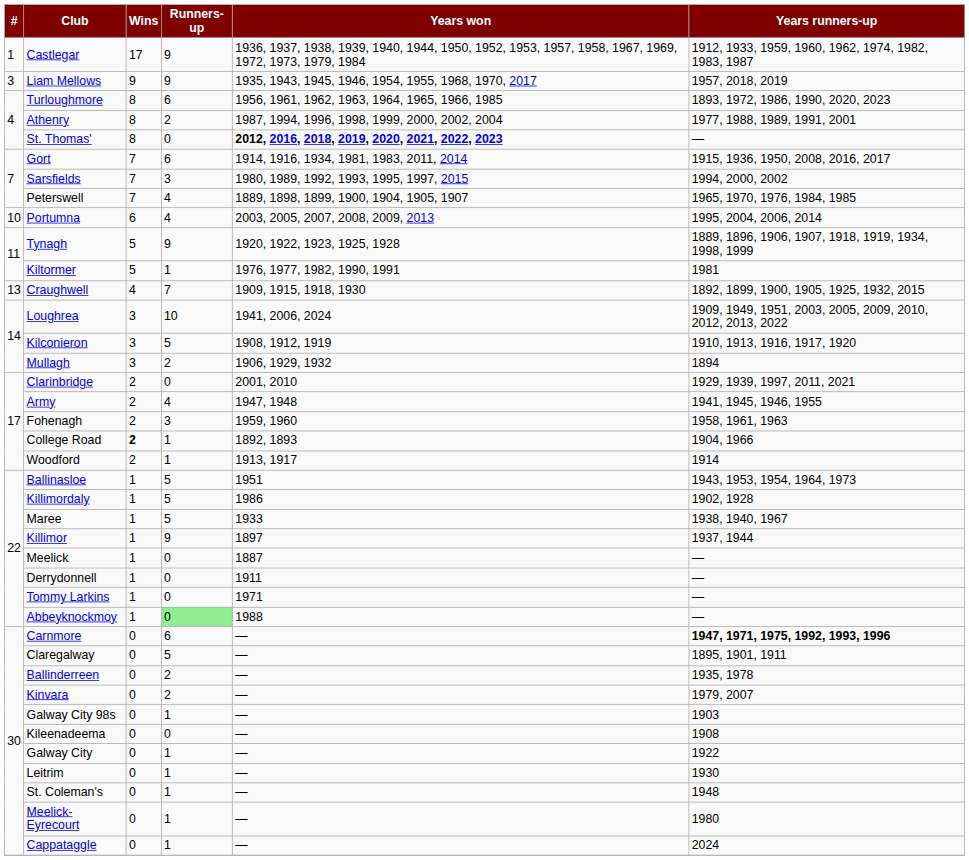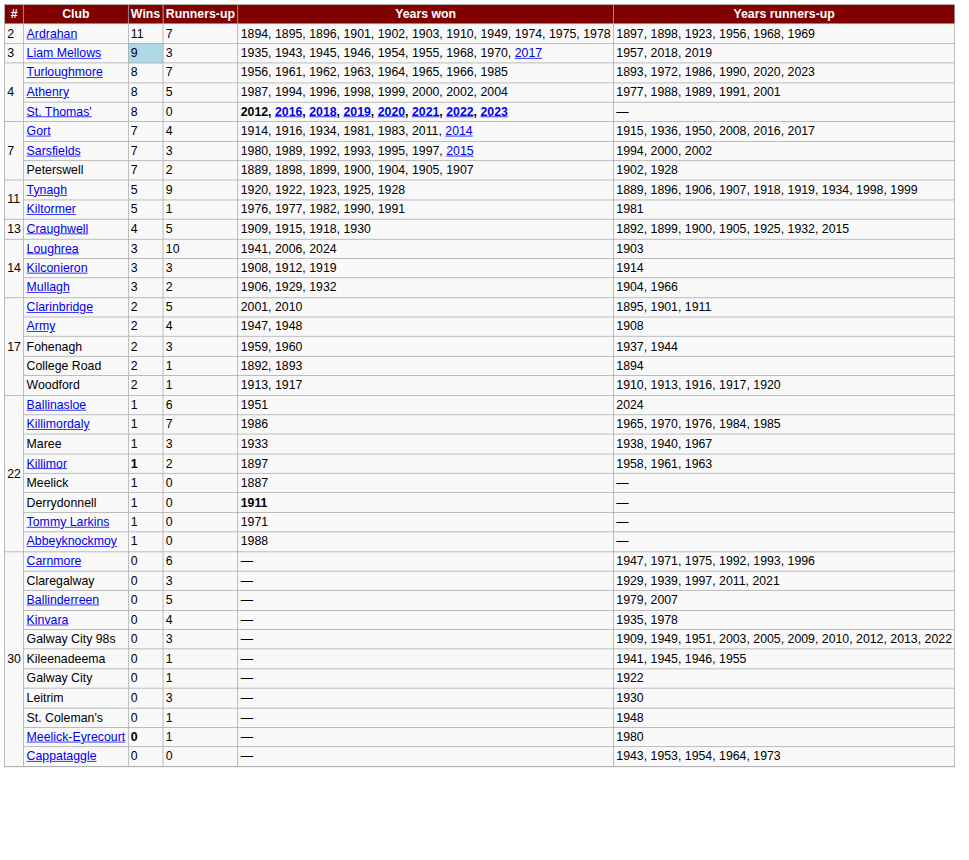- row: (53, 54)
+ row: (52, 33)
(132, 81) no background -> (134, 53) lightblue background
(167, 81) 9 -> (169, 53) 3
(167, 100) 6 -> (169, 72) 7
(167, 120) 2 -> (169, 92) 5
(167, 159) 6 -> (169, 131) 4
(167, 198) 4 -> (169, 170) 2
(774, 198) 1965, 1970, 1976, 1984, 1985 -> (647, 170) 1902, 1928
- row: (53, 217)
(167, 290) 7 -> (169, 229) 5
(810, 316) 1909, 1949, 1951, 2003, 2005, 2009, 2010, 2012, 2013, 2022 -> (630, 248) 1903
(167, 343) 5 -> (169, 268) 3
(774, 343) 1910, 1913, 1916, 1917, 1920 -> (630, 268) 1914
(705, 362) 1894 -> (647, 287) 1904, 1966
(167, 382) 0 -> (169, 307) 5
(773, 382) 1929, 1939, 1997, 2011, 2021 -> (664, 307) 1895, 1901, 1911
(757, 401) 1941, 1945, 1946, 1955 -> (630, 326) 1908
(740, 421) 1958, 1961, 1963 -> (647, 346) 1937, 1944
(132, 440) bold -> (134, 365) normal
(723, 440) 1904, 1966 -> (630, 365) 1894
(705, 460) 1914 -> (699, 385) 1910, 1913, 1916, 1917, 1920
(167, 480) 5 -> (169, 405) 6
(774, 480) 1943, 1953, 1954, 1964, 1973 -> (630, 405) 2024
(167, 499) 5 -> (169, 424) 7
(723, 499) 1902, 1928 -> (699, 424) 1965, 1970, 1976, 1984, 1985
(167, 519) 5 -> (169, 444) 3
(132, 538) normal -> (134, 463) bold
(167, 538) 9 -> (169, 463) 2
(723, 538) 1937, 1944 -> (664, 463) 1958, 1961, 1963
(249, 577) normal -> (254, 502) bold
(167, 616) lightgreen background -> (169, 541) no background
(791, 636) bold -> (716, 561) normal
(167, 655) 5 -> (169, 580) 3
(739, 655) 1895, 1901, 1911 -> (698, 580) 1929, 1939, 1997, 2011, 2021
(167, 675) 2 -> (169, 600) 5
(723, 675) 1935, 1978 -> (647, 600) 1979, 2007
(167, 694) 2 -> (169, 619) 4
(723, 694) 1979, 2007 -> (647, 619) 1935, 1978
(167, 714) 1 -> (169, 639) 3
(705, 714) 1903 -> (784, 639) 1909, 1949, 1951, 2003, 2005, 2009, 2010, 2012, 2013, 2022
(167, 734) 0 -> (169, 659) 1
(705, 734) 1908 -> (681, 659) 1941, 1945, 1946, 1955
(167, 773) 1 -> (169, 698) 3
(132, 819) normal -> (134, 737) bold
(167, 845) 1 -> (169, 756) 0
(705, 845) 2024 -> (699, 756) 1943, 1953, 1954, 1964, 1973
